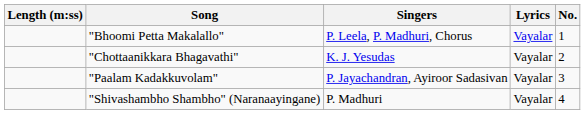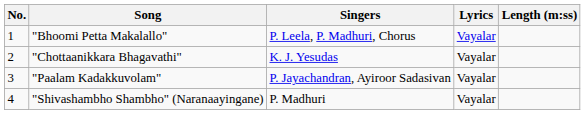columns swapped: (568, 15) <-> (45, 15)
